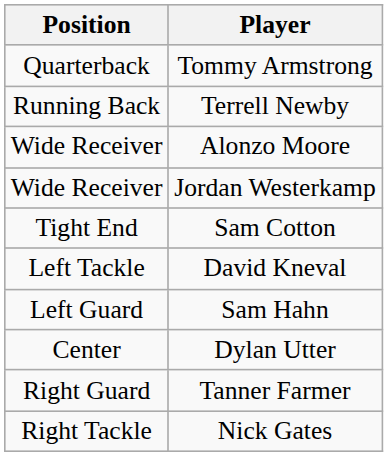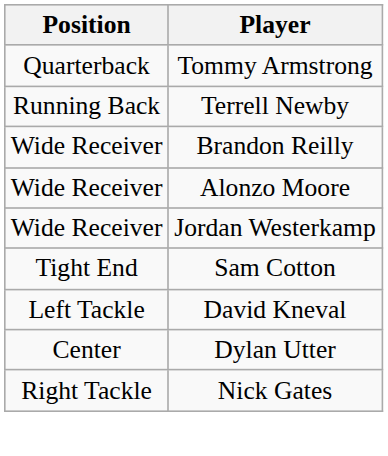+ row: (275, 146)
- row: (275, 308)
- row: (275, 390)
